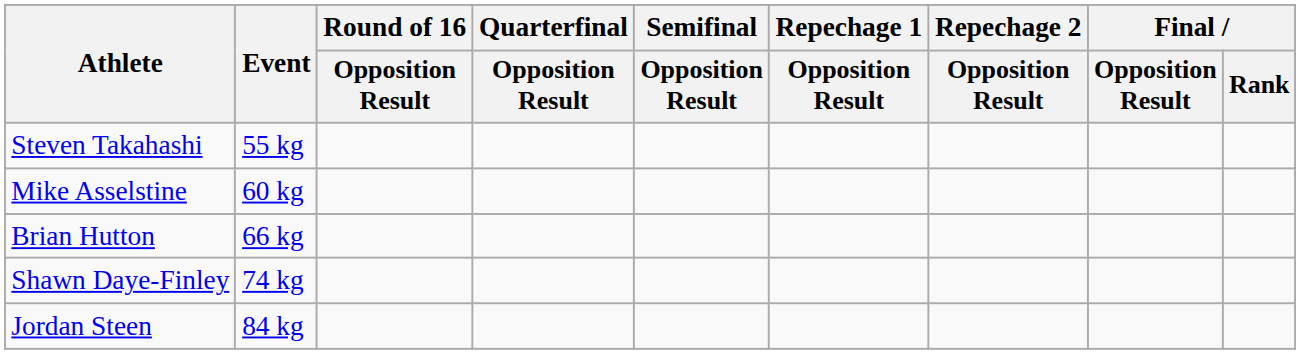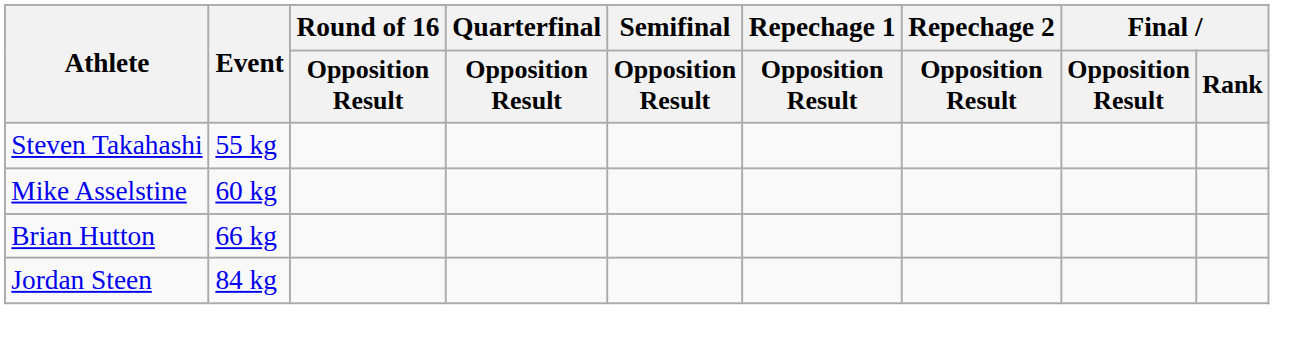- row: (120, 281)
